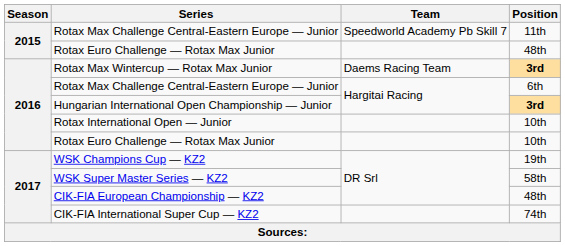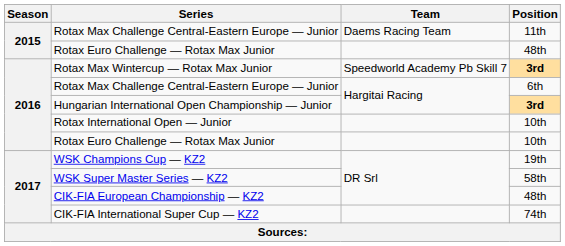(425, 31) Speedworld Academy Pb Skill 7 -> (397, 31) Daems Racing Team
(397, 68) Daems Racing Team -> (425, 68) Speedworld Academy Pb Skill 7
